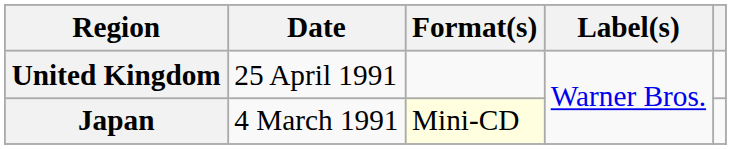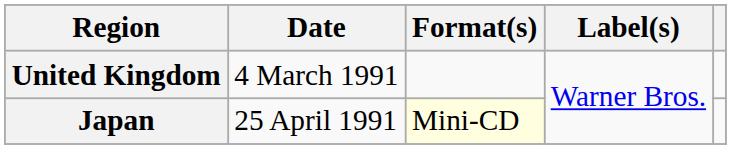(316, 74) 25 April 1991 -> (316, 74) 4 March 1991
(316, 120) 4 March 1991 -> (316, 120) 25 April 1991
